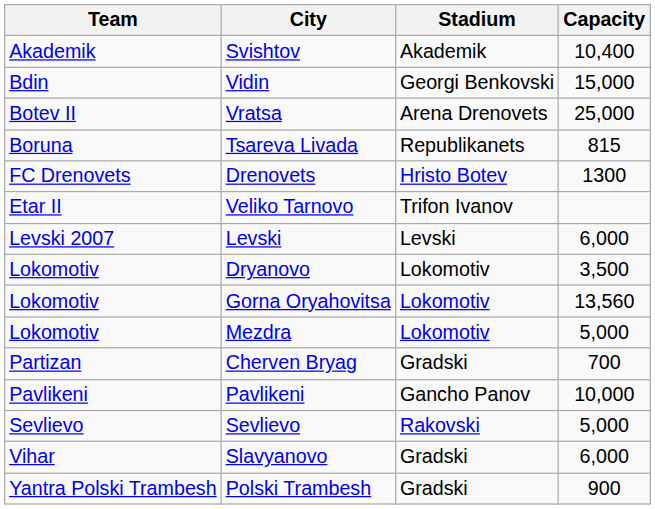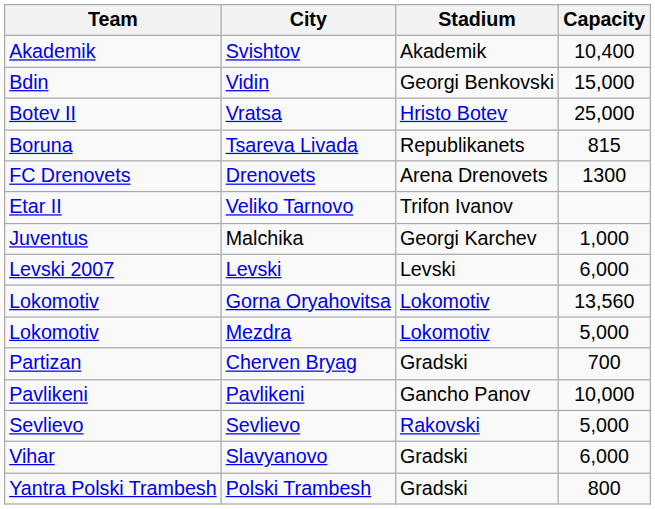(474, 113) Arena Drenovets -> (454, 113) Hristo Botev
(454, 176) Hristo Botev -> (474, 176) Arena Drenovets
+ row: (265, 238)
- row: (268, 269)
(604, 488) 900 -> (604, 488) 800
